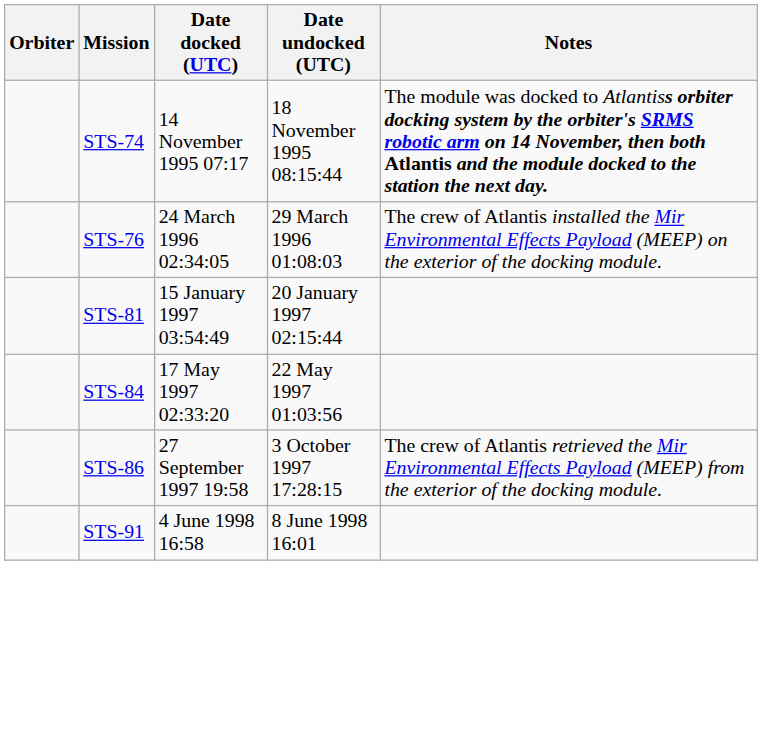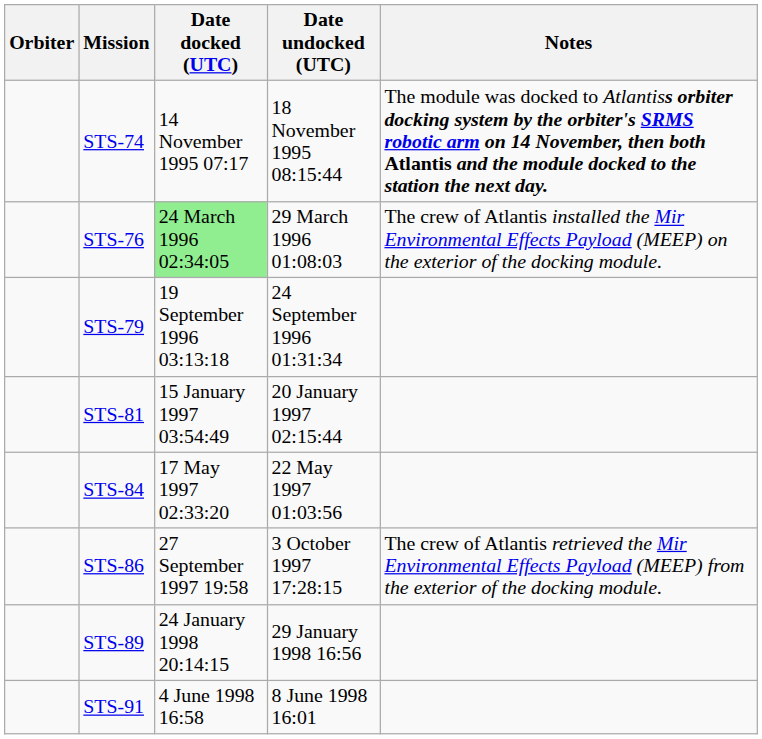(197, 239) no background -> (197, 239) lightgreen background
+ row: (114, 326)
+ row: (114, 642)
